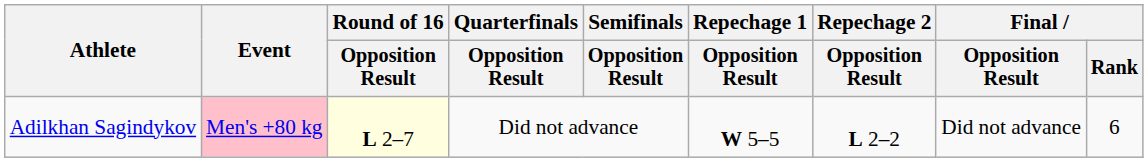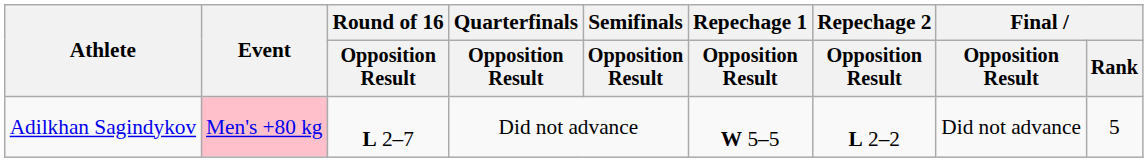(388, 139) lightyellow background -> (388, 139) no background
(1114, 127) 6 -> (1114, 127) 5
